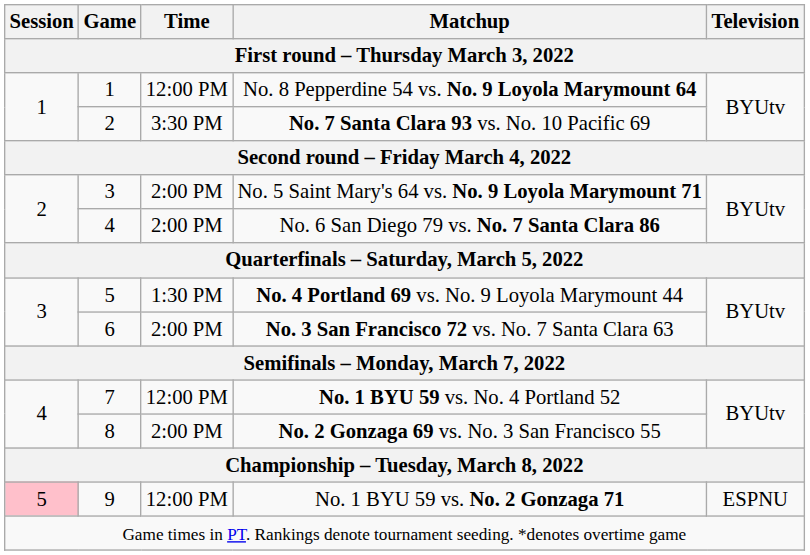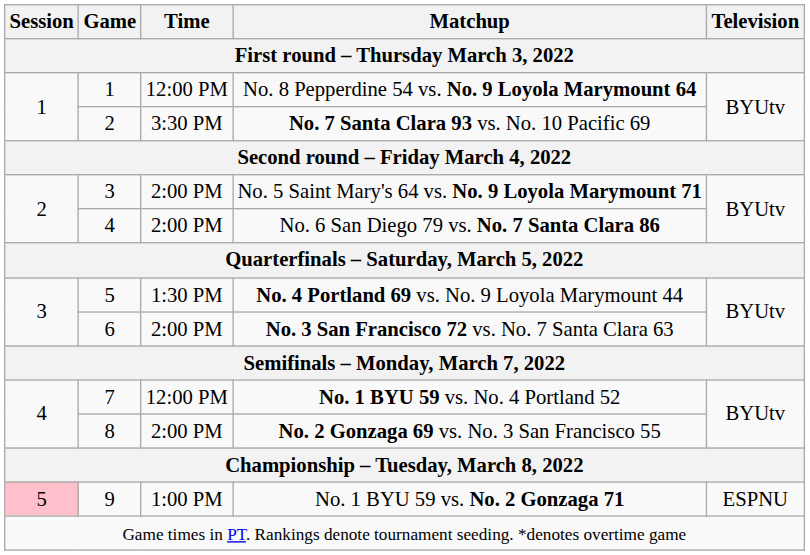(187, 498) 12:00 PM -> (187, 498) 1:00 PM
